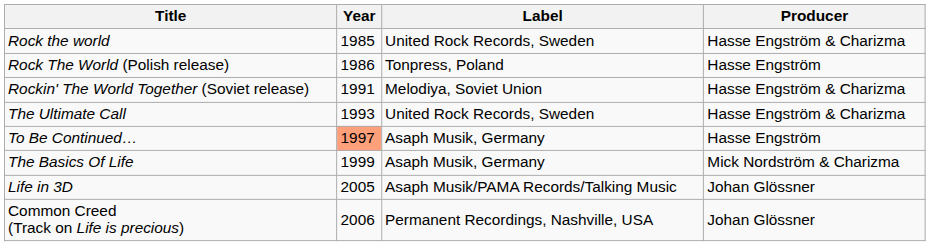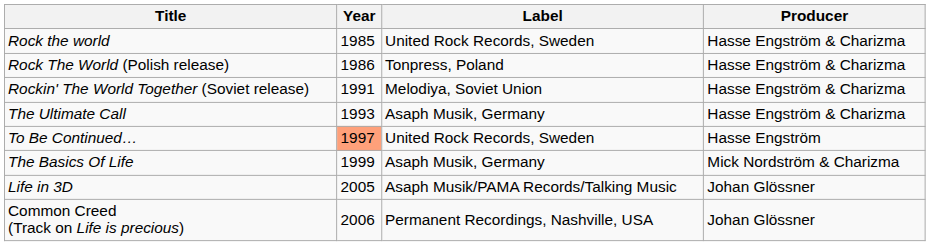(764, 65) Hasse Engström -> (806, 65) Hasse Engström & Charizma
(490, 114) United Rock Records, Sweden -> (465, 114) Asaph Musik, Germany
(465, 138) Asaph Musik, Germany -> (490, 138) United Rock Records, Sweden
